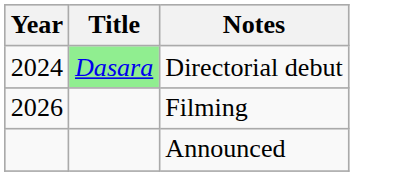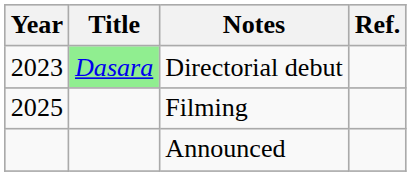+ column: (378, 25)
(37, 66) 2024 -> (37, 66) 2023
(37, 107) 2026 -> (37, 107) 2025
